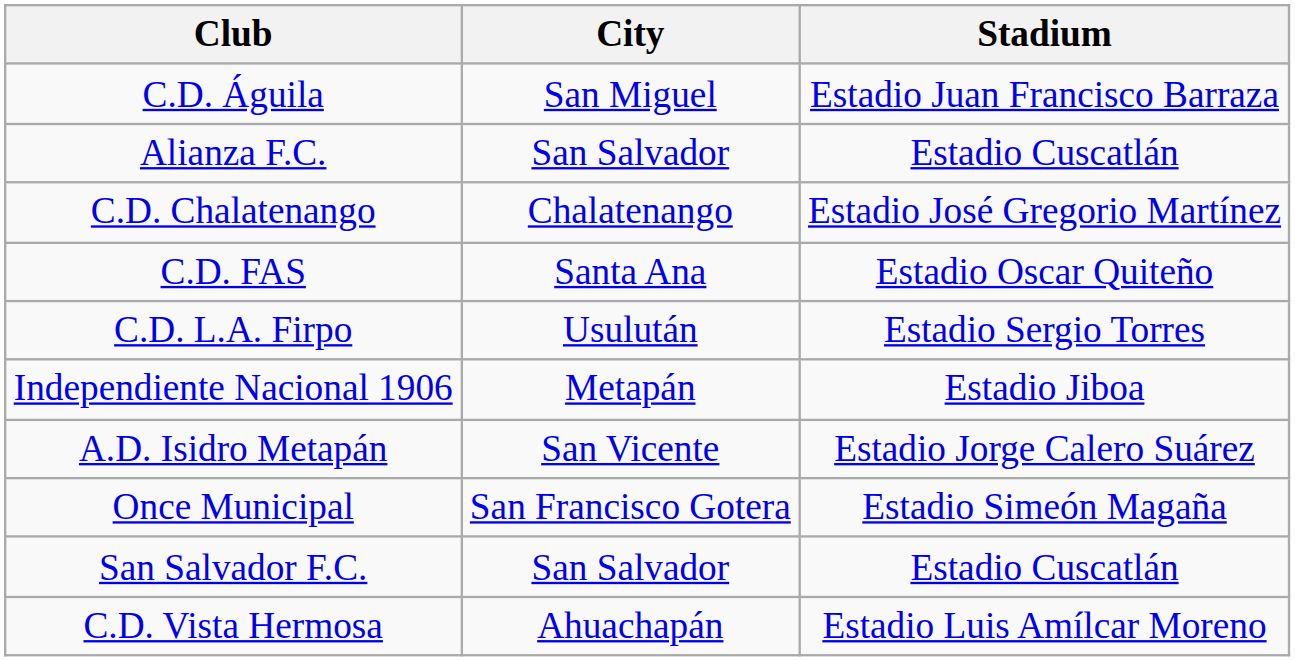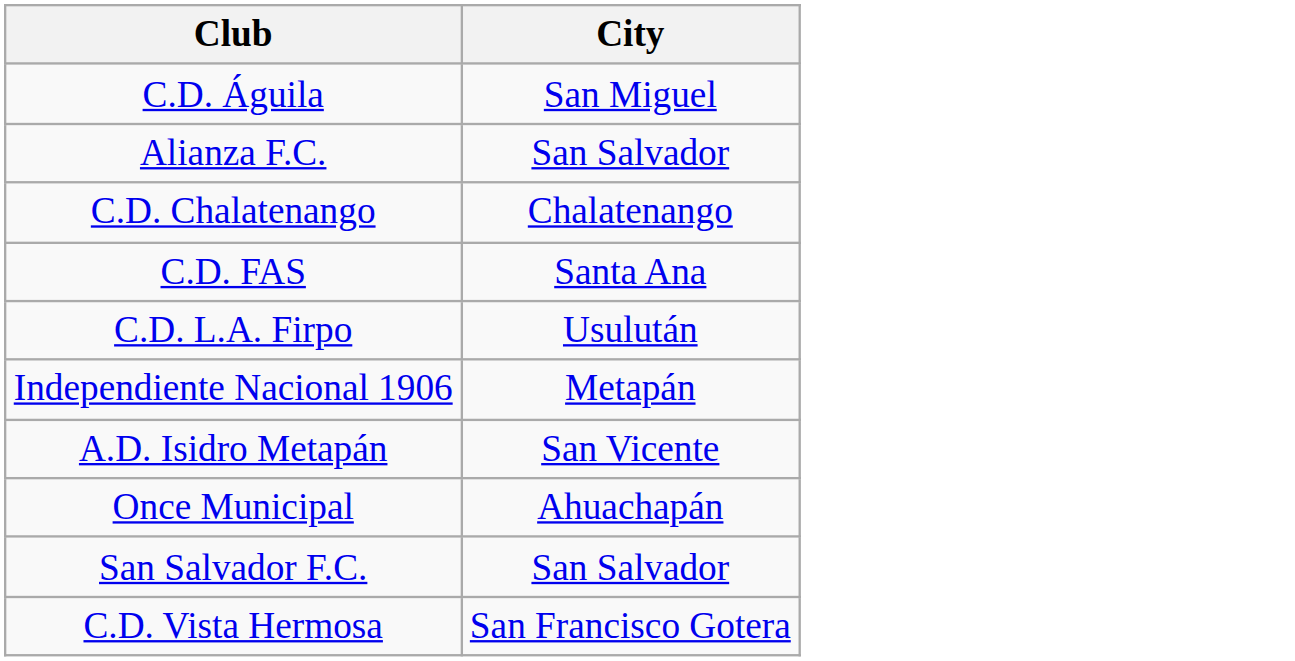- column: (1045, 34)
(630, 507) San Francisco Gotera -> (630, 507) Ahuachapán
(630, 625) Ahuachapán -> (630, 625) San Francisco Gotera
